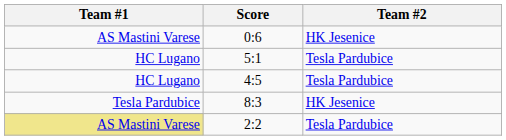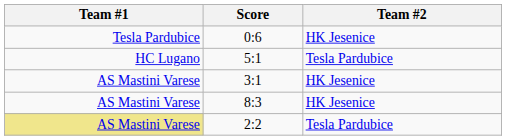(148, 37) AS Mastini Varese -> (156, 37) Tesla Pardubice
+ row: (253, 80)
- row: (253, 80)
(156, 102) Tesla Pardubice -> (148, 102) AS Mastini Varese
